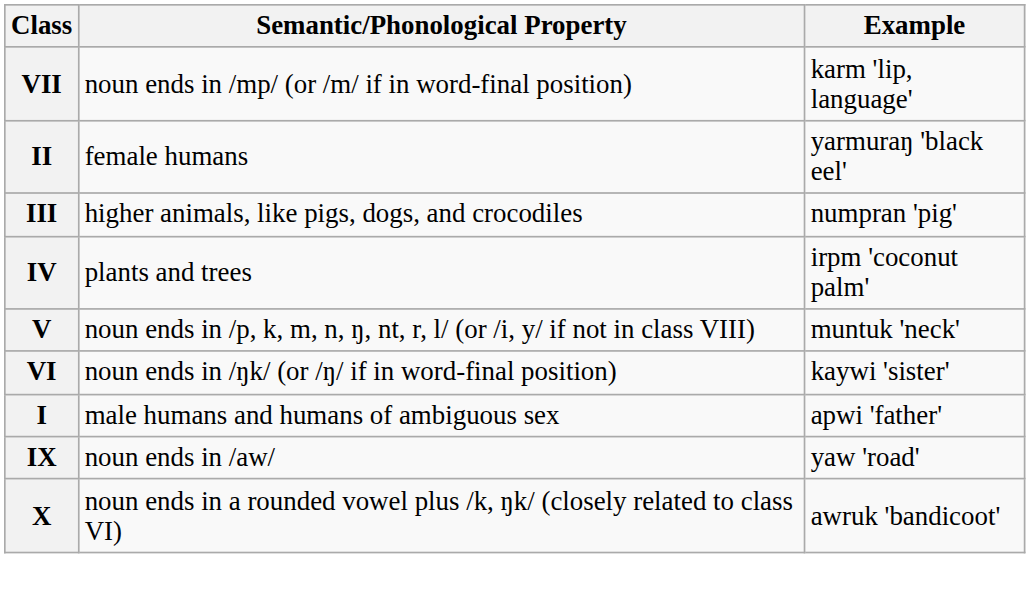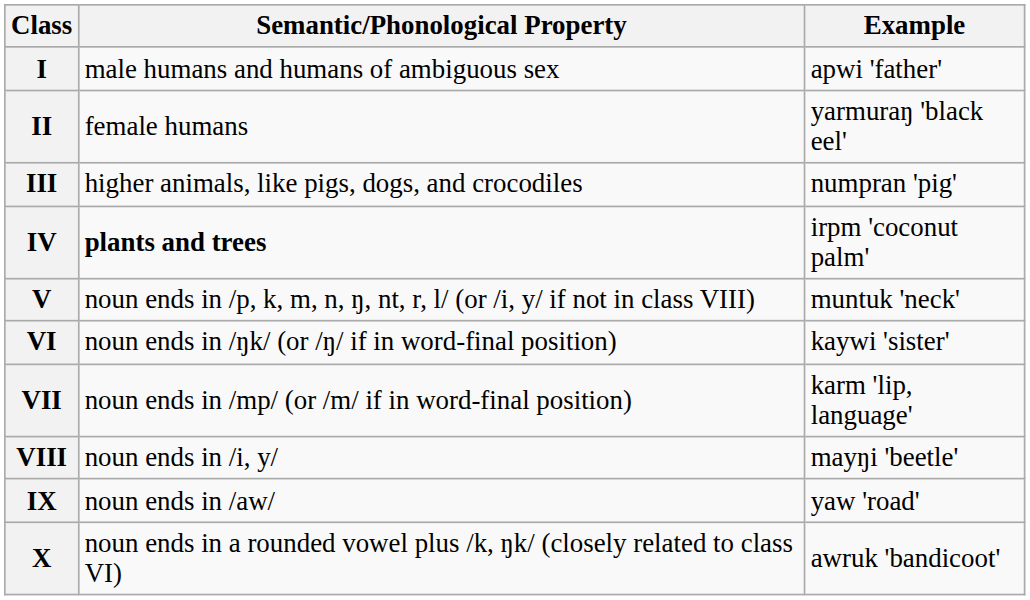rows swapped: (42, 414) <-> (42, 83)
(168, 271) normal -> (176, 241) bold
+ row: (42, 457)
